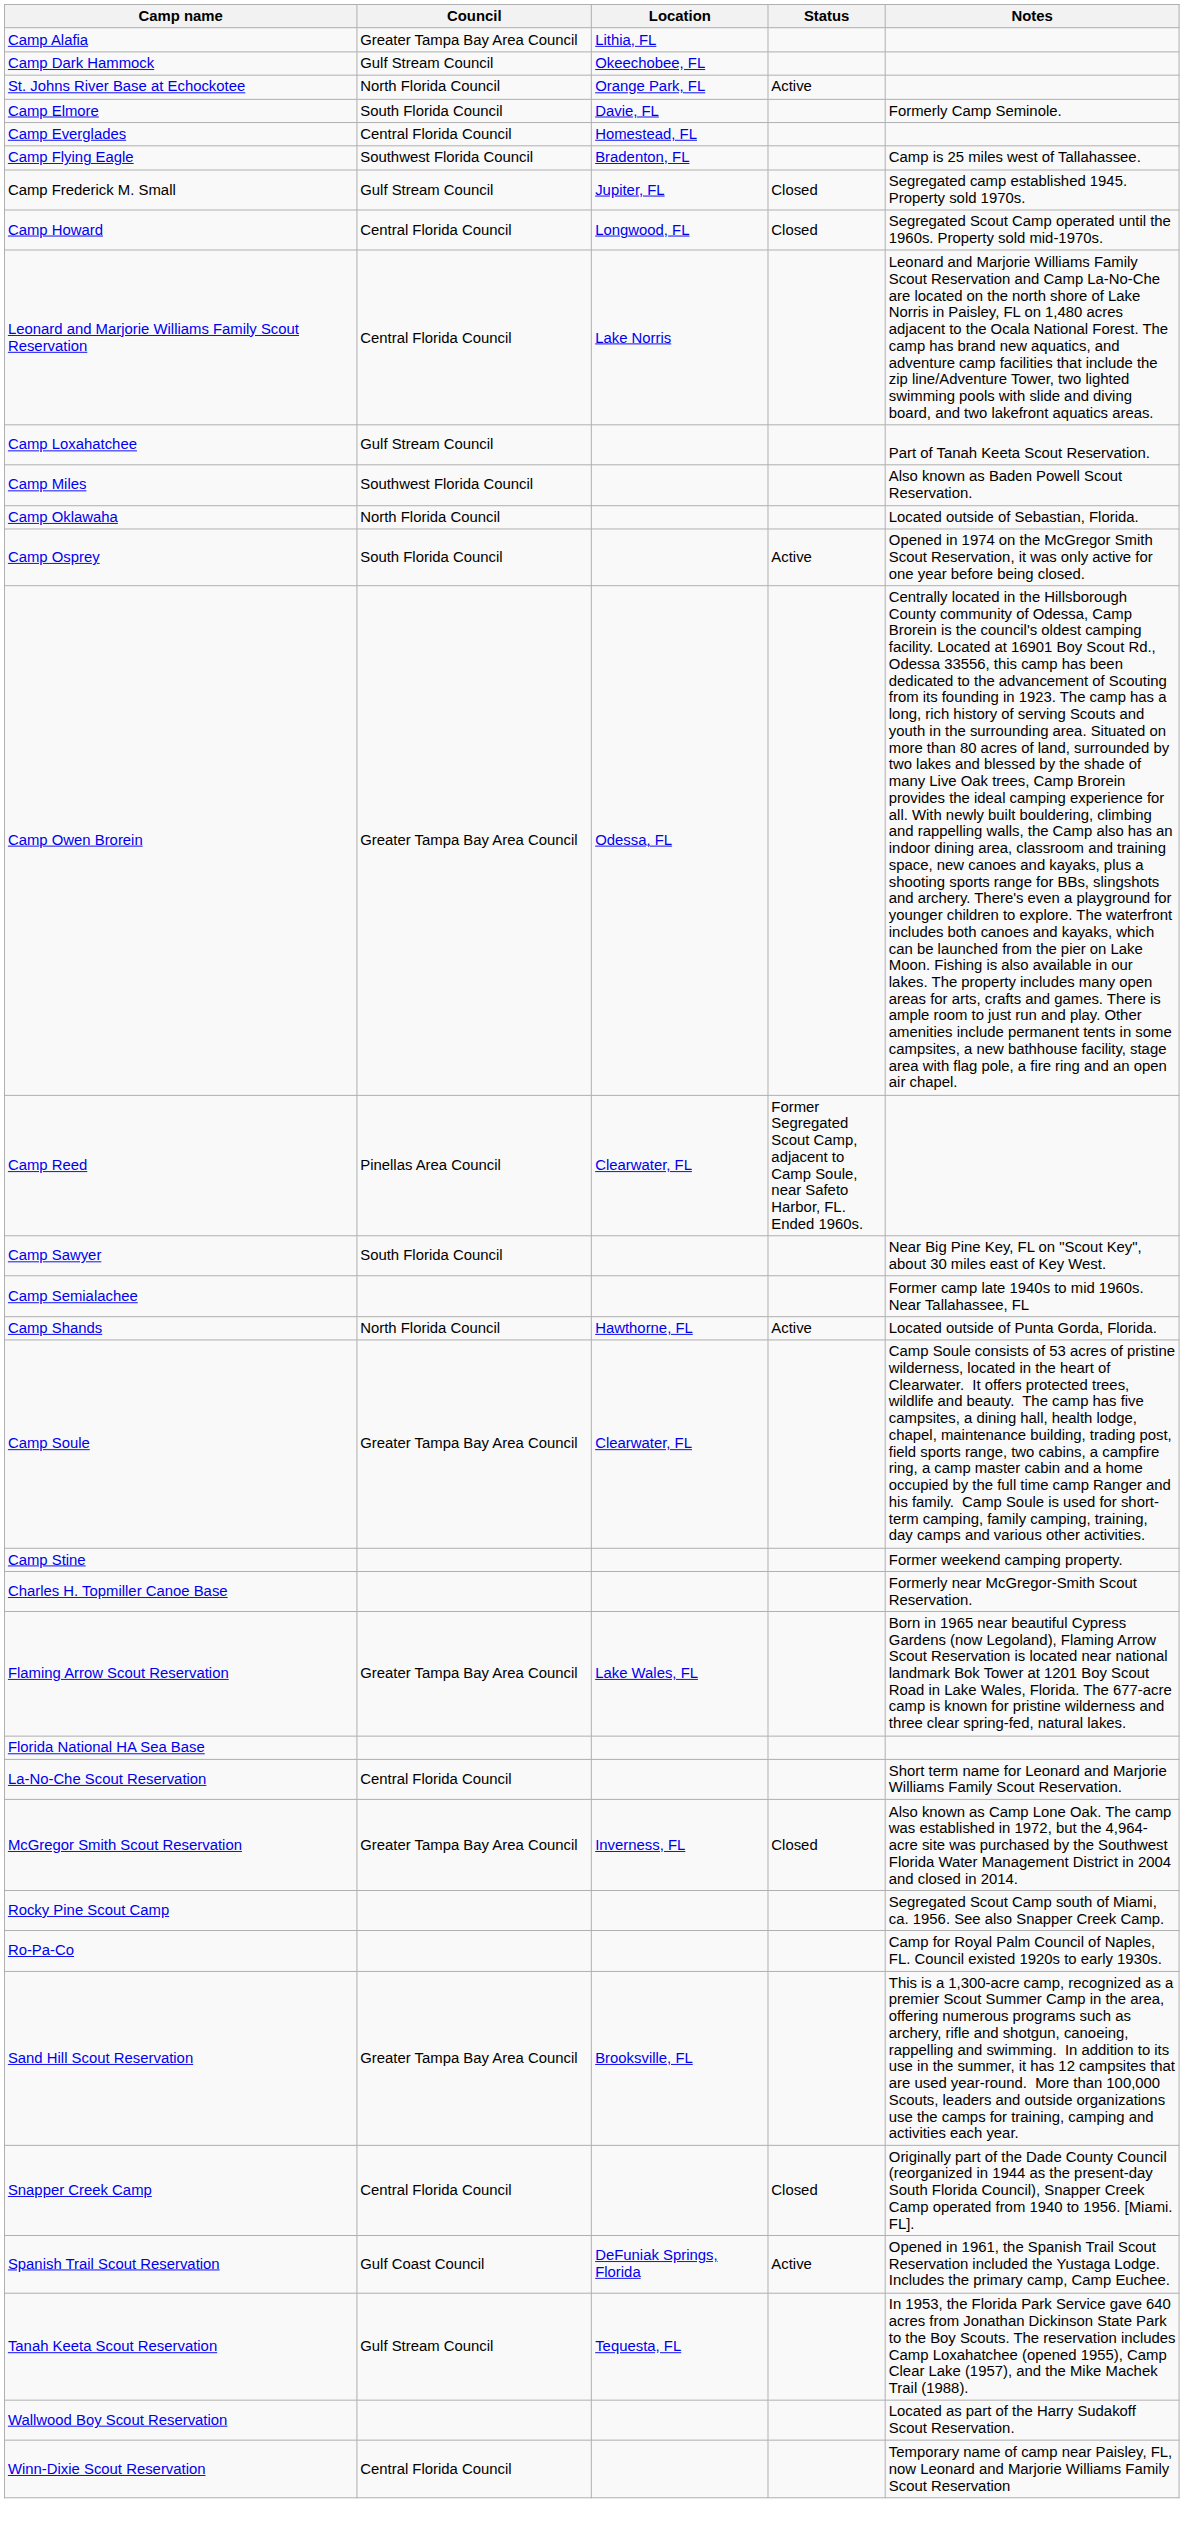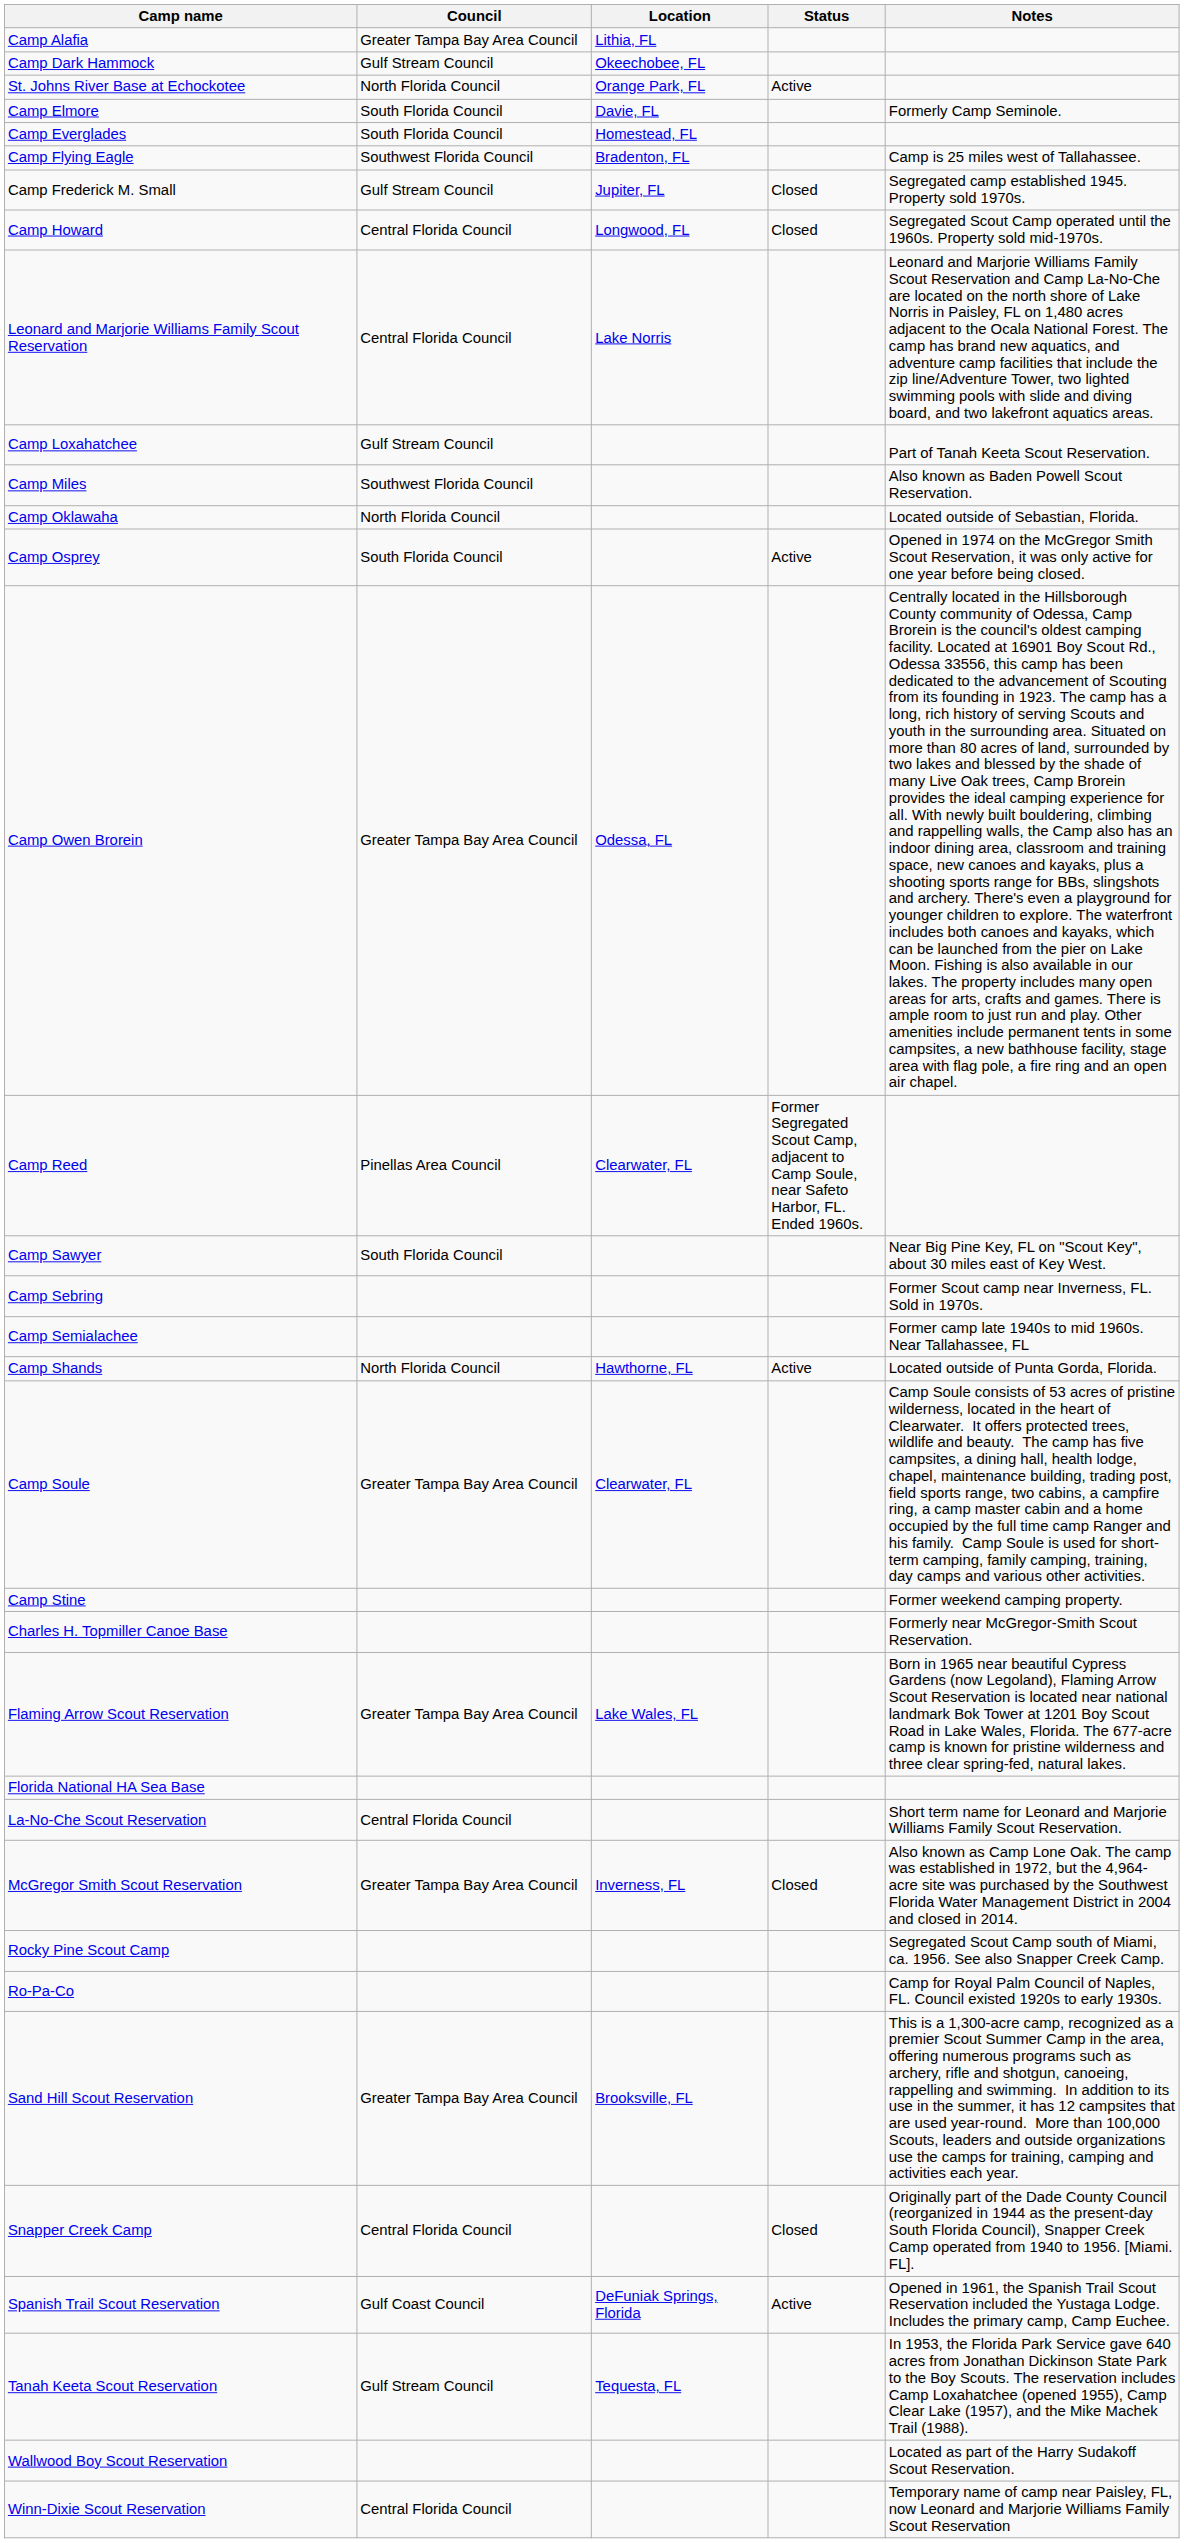(436, 134) Central Florida Council -> (431, 134) South Florida Council
+ row: (55, 1296)
